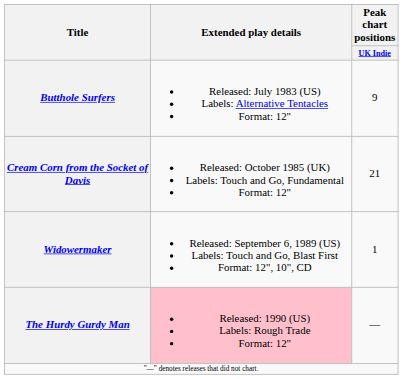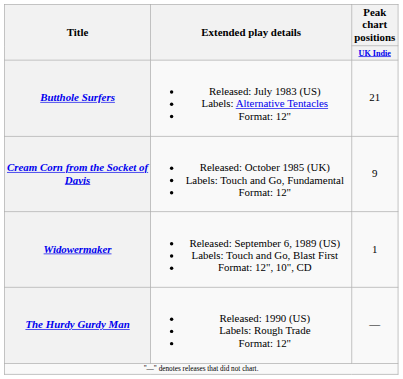(375, 98) 9 -> (375, 98) 21
(375, 173) 21 -> (375, 173) 9
(251, 331) pink background -> (251, 331) no background
